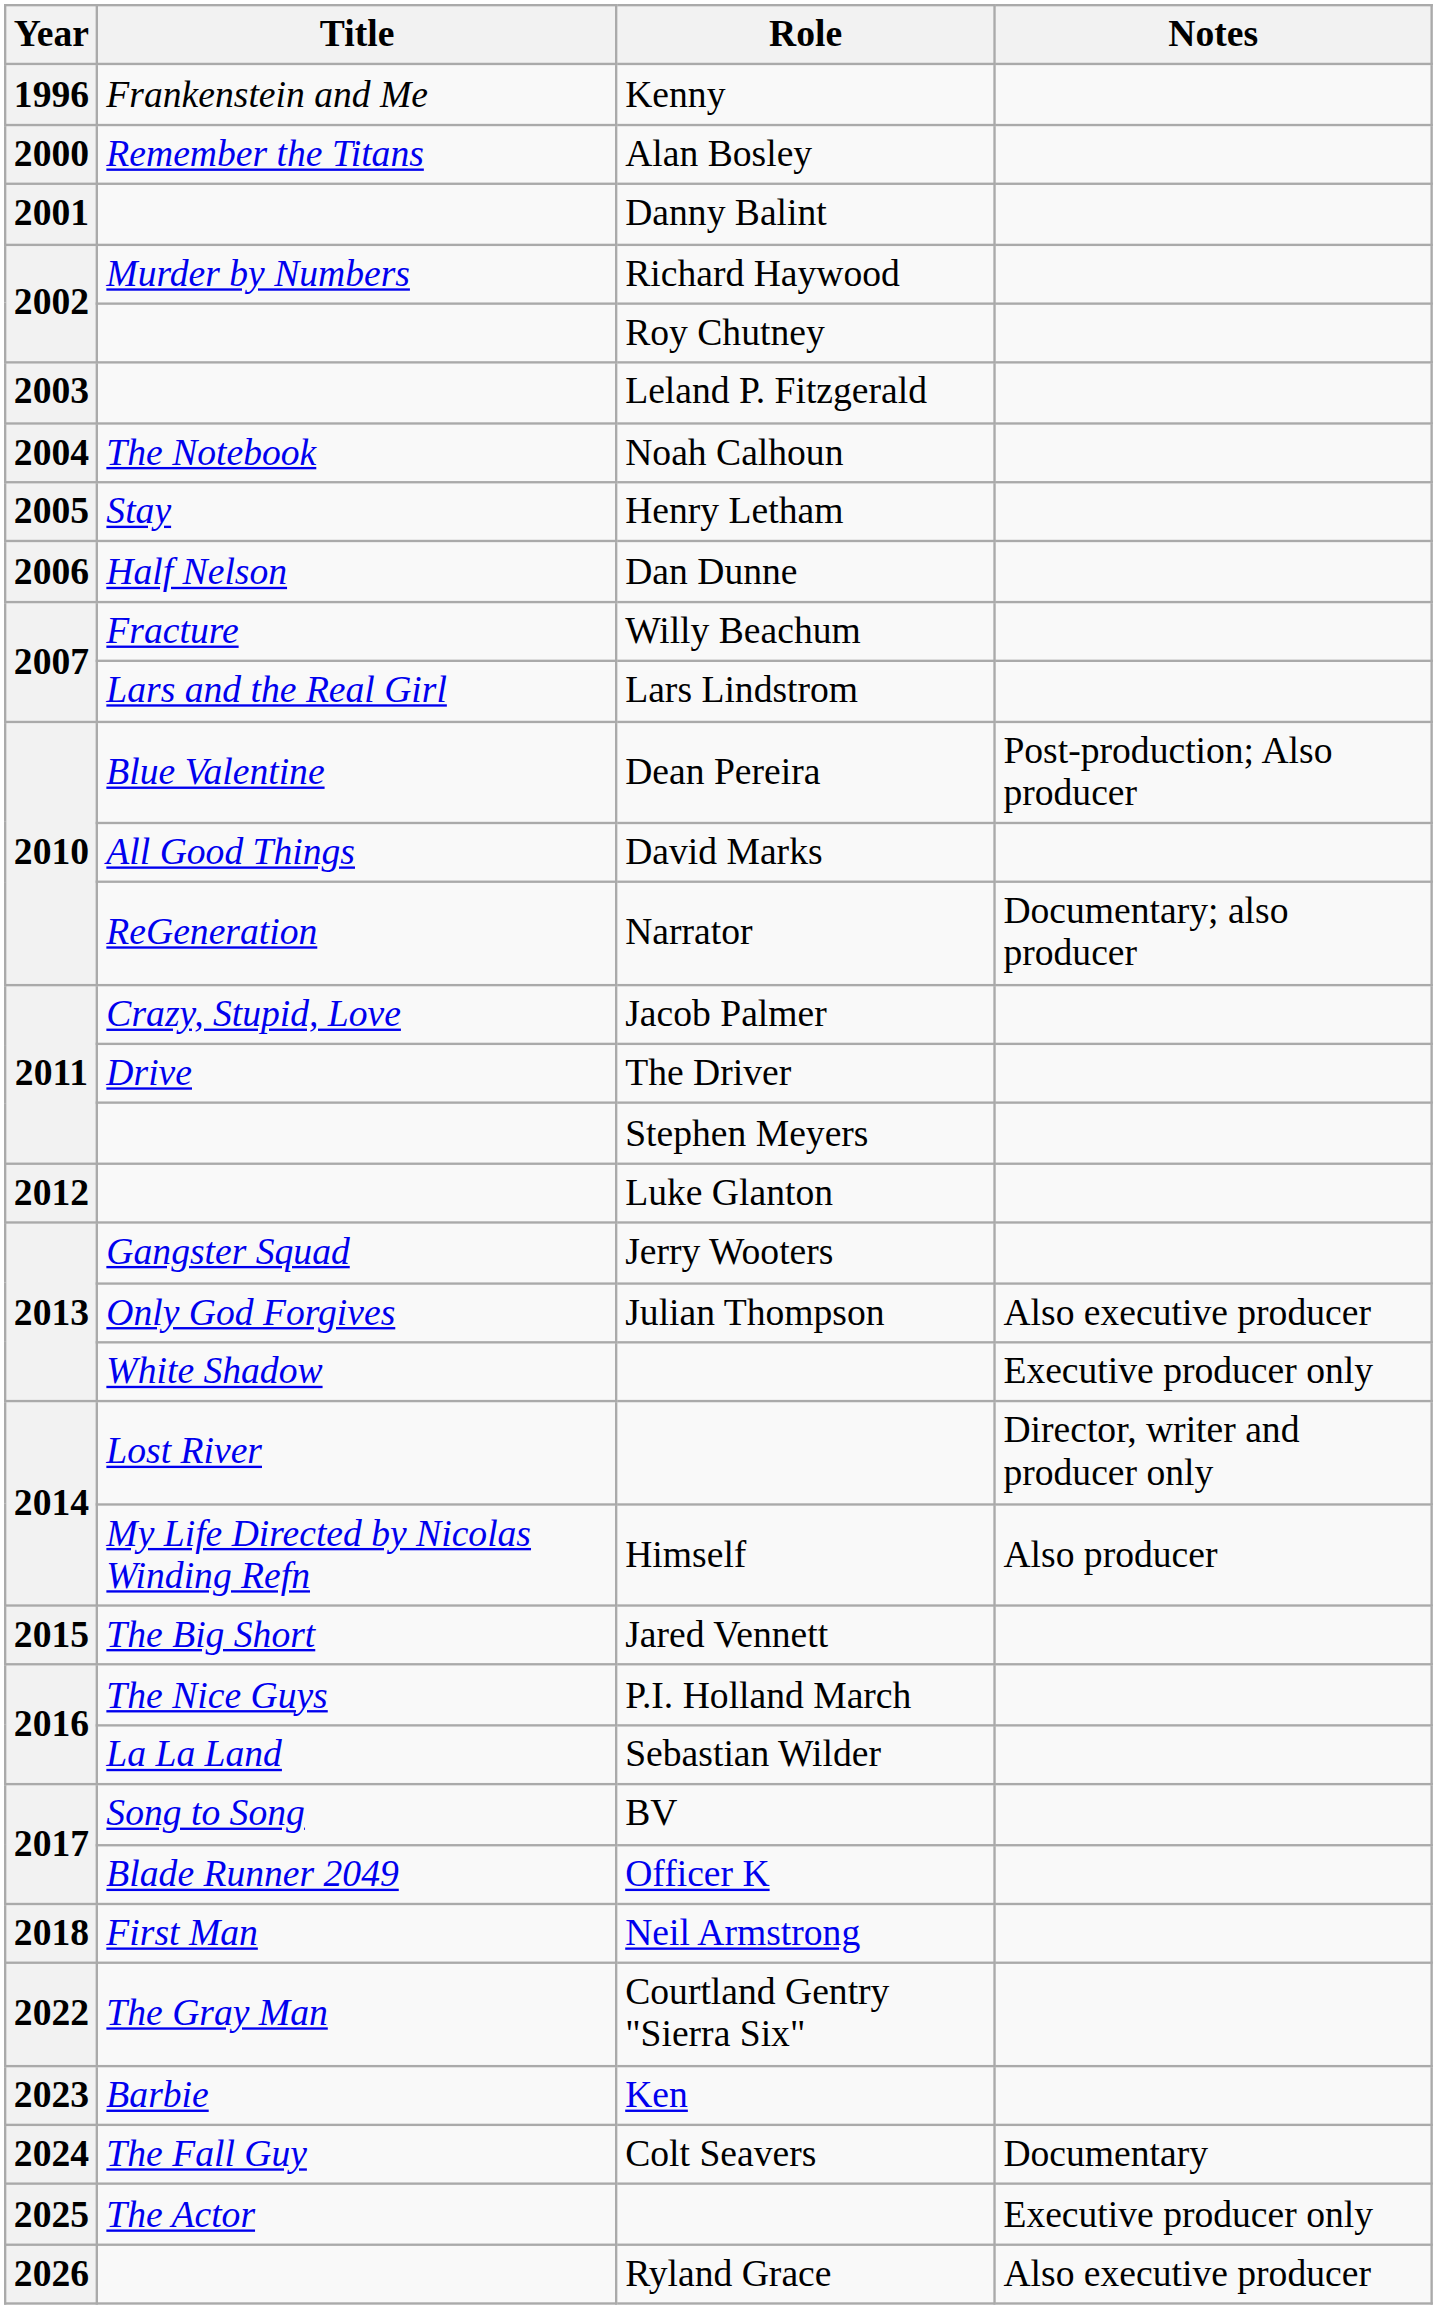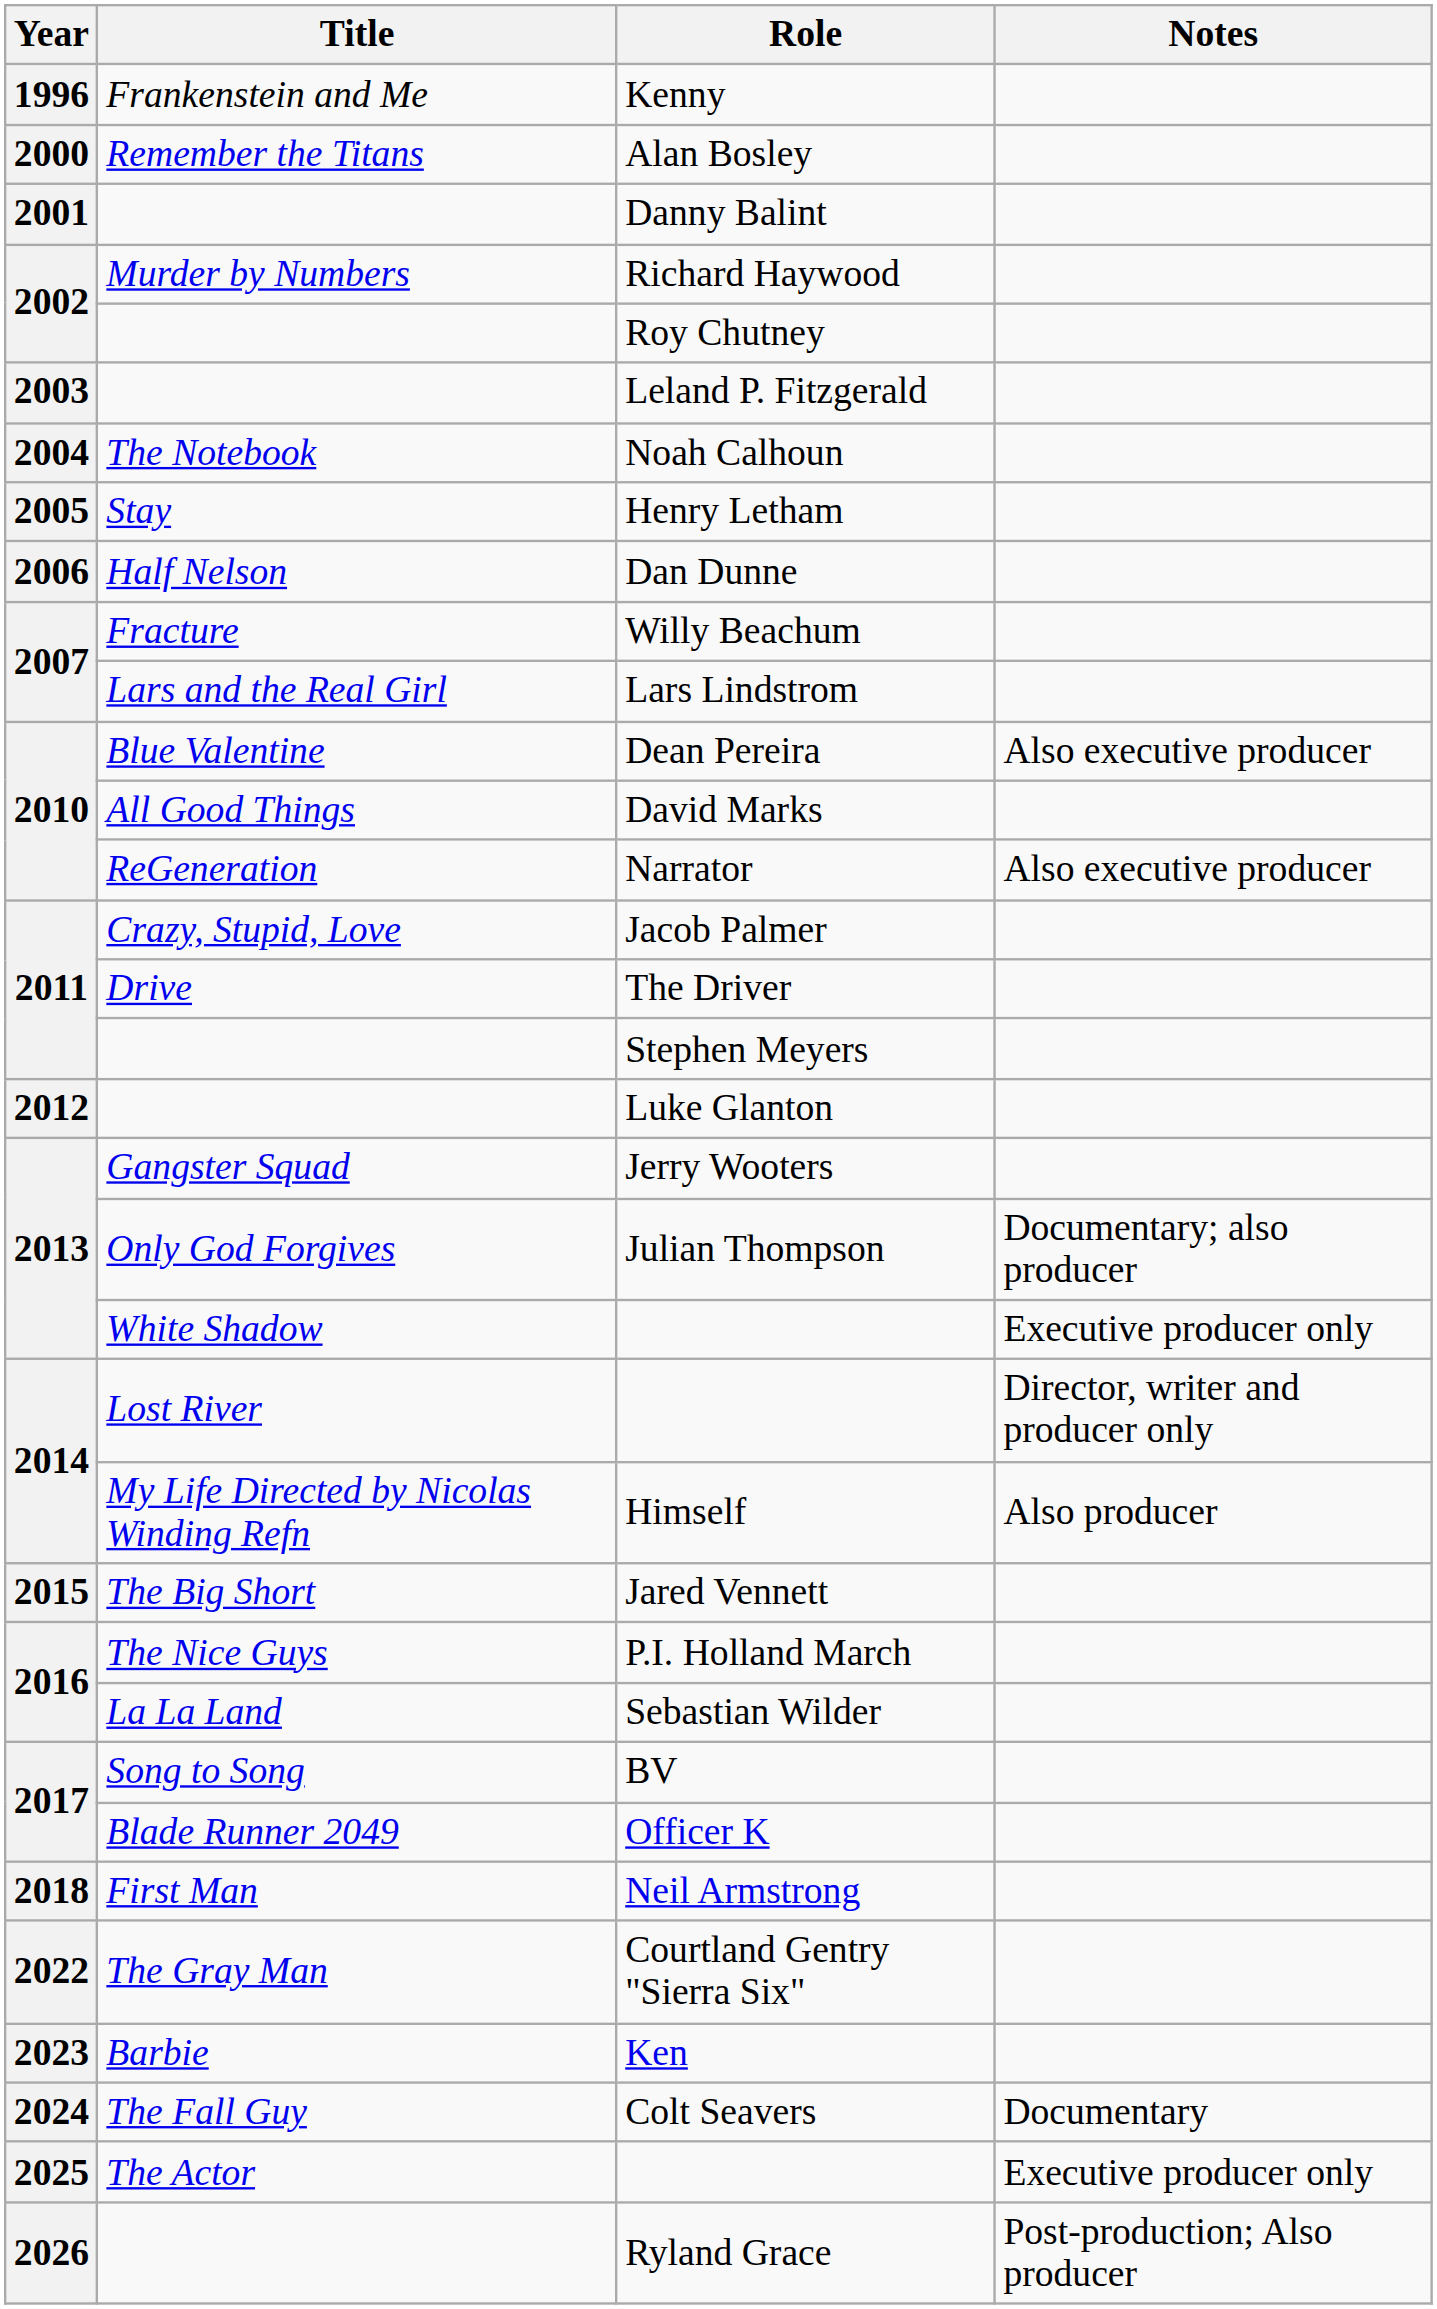(1168, 771) Post-production; Also producer -> (1187, 749) Also executive producer
(1146, 932) Documentary; also producer -> (1187, 869) Also executive producer
(1187, 1311) Also executive producer -> (1146, 1248) Documentary; also producer
(1187, 2273) Also executive producer -> (1168, 2252) Post-production; Also producer
